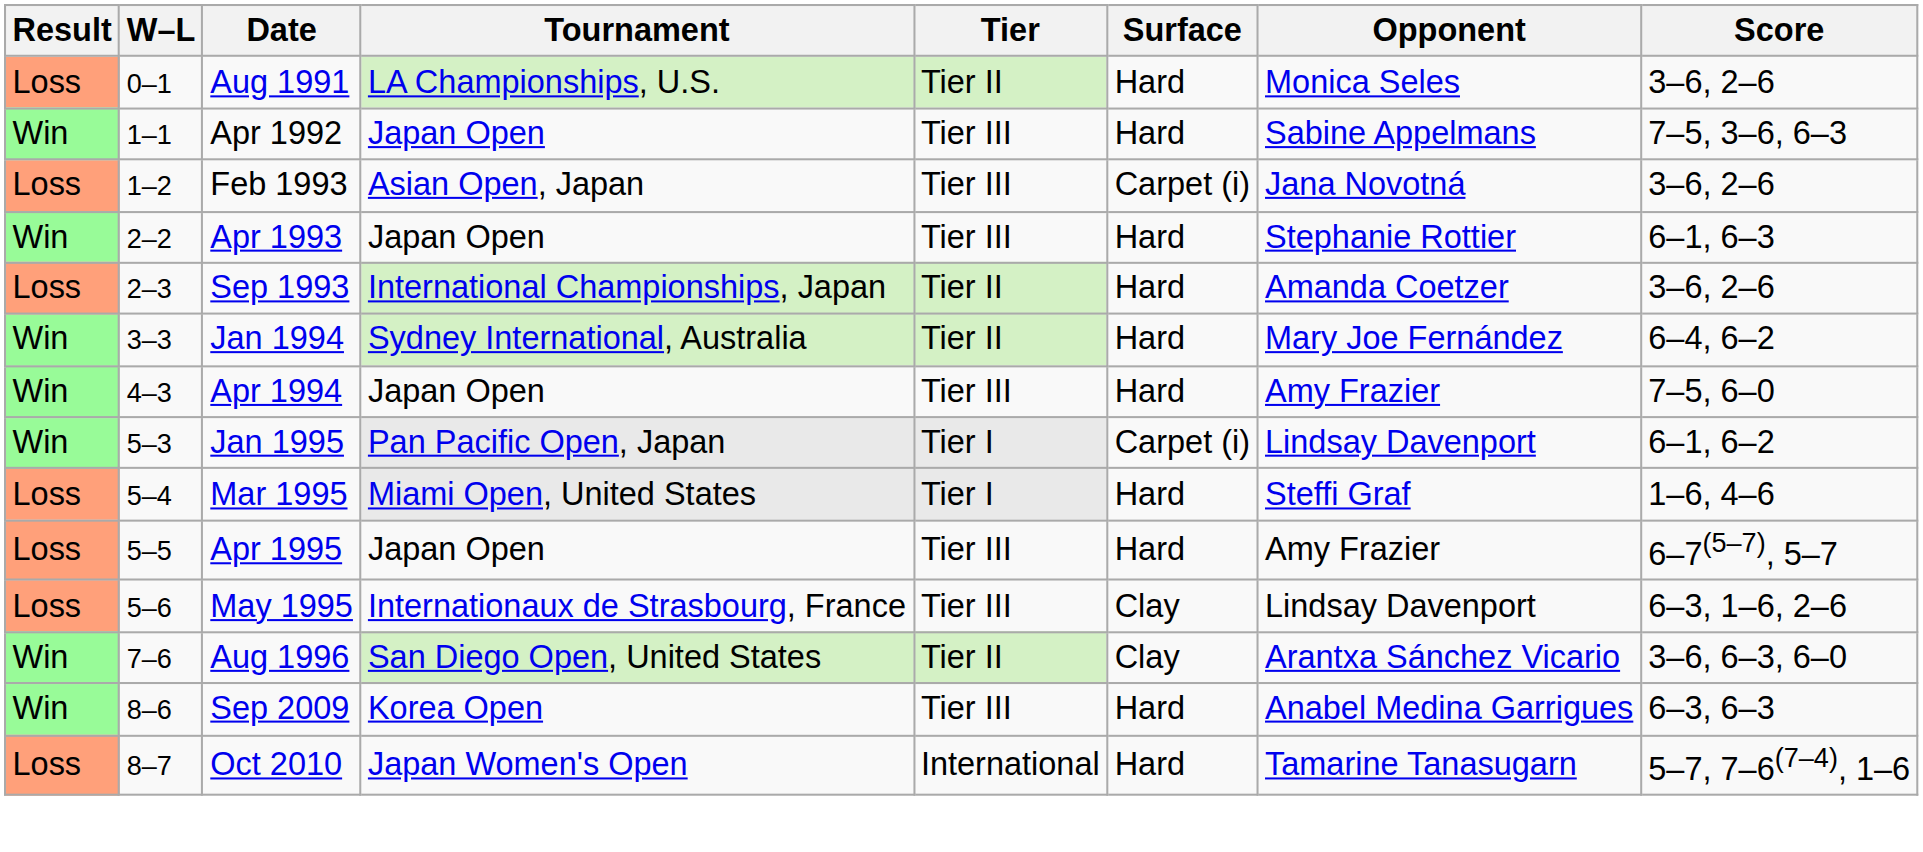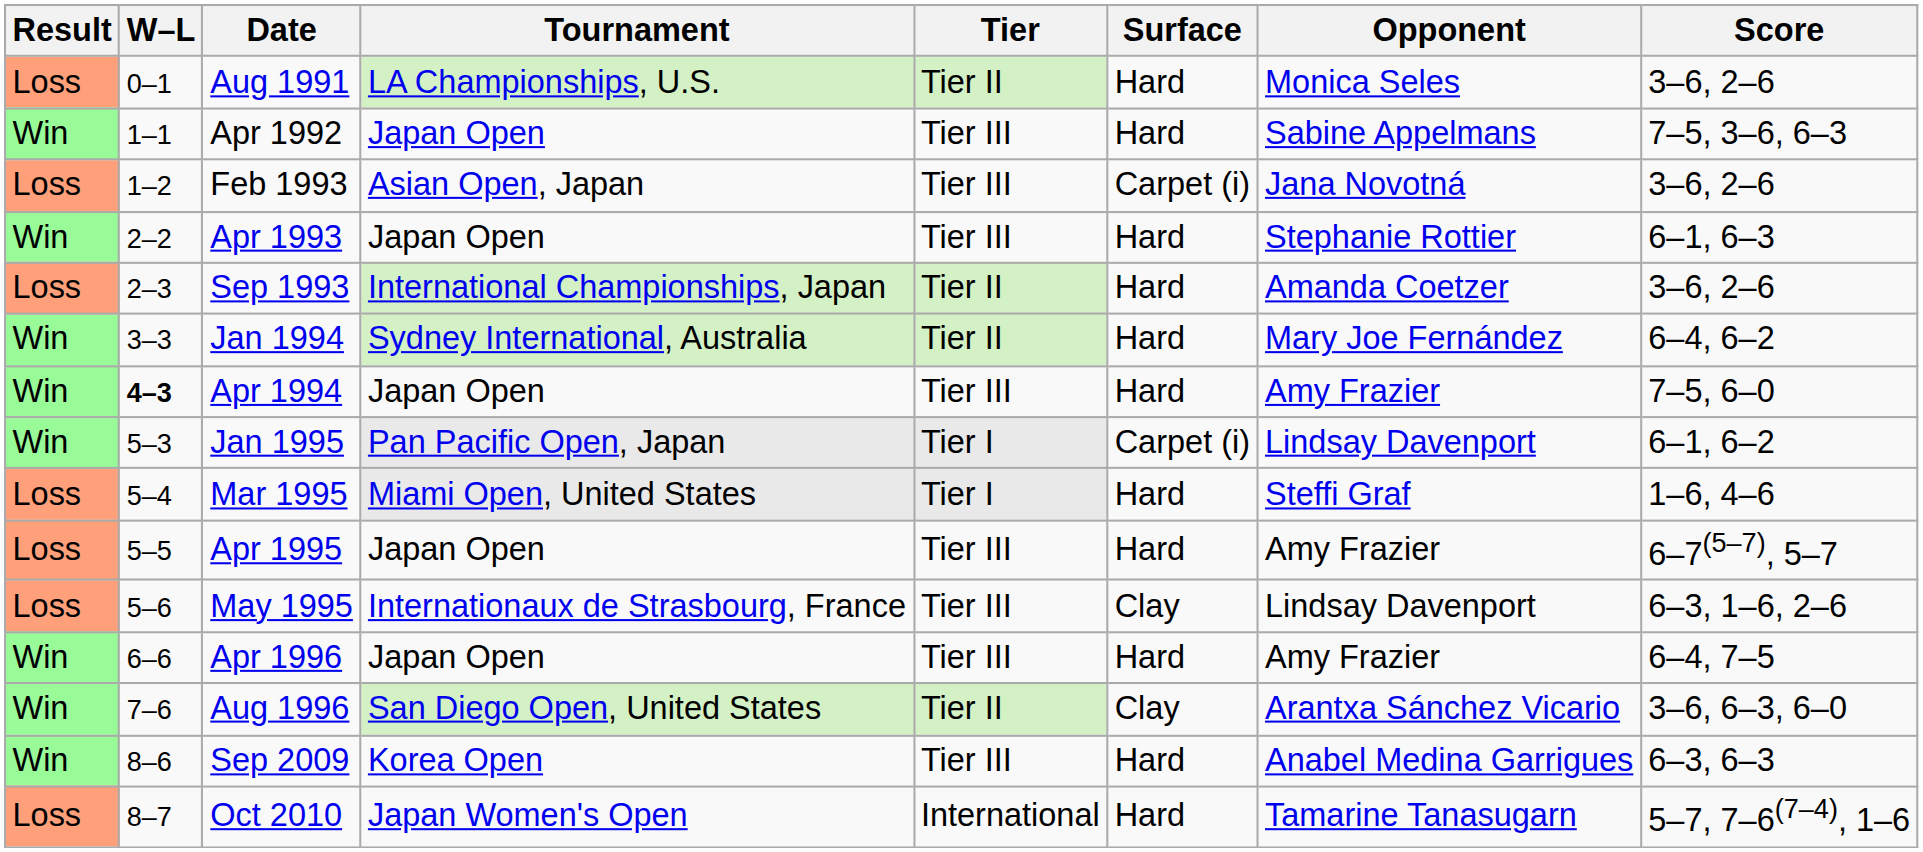(149, 392) normal -> (149, 390) bold
+ row: (276, 657)
